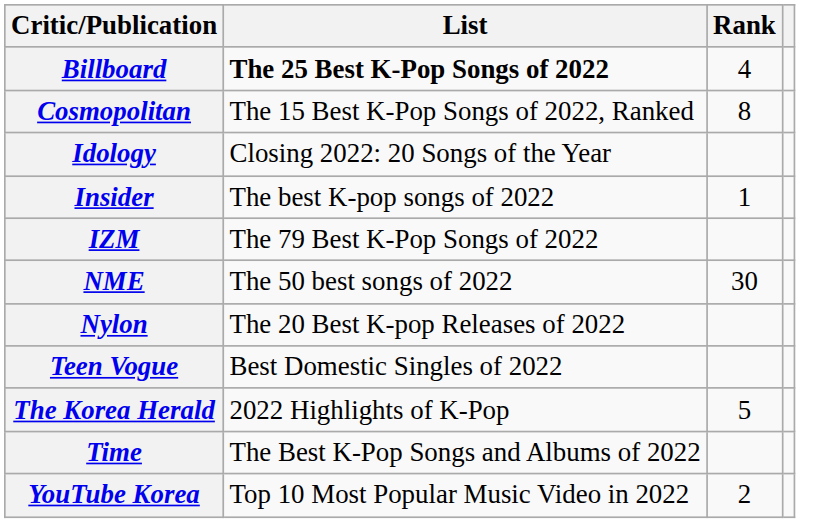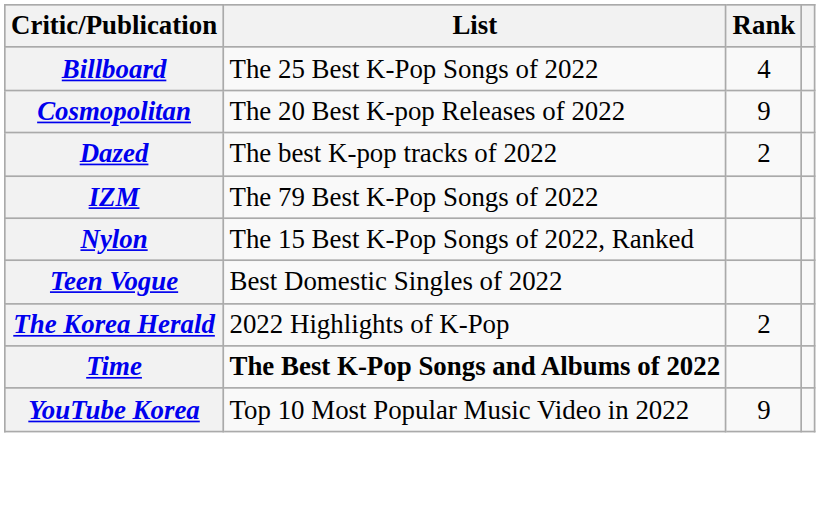(419, 68) bold -> (414, 68) normal
(462, 111) The 15 Best K-Pop Songs of 2022, Ranked -> (427, 111) The 20 Best K-pop Releases of 2022
(744, 111) 8 -> (764, 111) 9
+ row: (114, 153)
- row: (114, 153)
- row: (114, 196)
- row: (114, 281)
(427, 324) The 20 Best K-pop Releases of 2022 -> (462, 238) The 15 Best K-Pop Songs of 2022, Ranked
(744, 409) 5 -> (764, 324) 2
(465, 452) normal -> (475, 366) bold
(744, 494) 2 -> (764, 409) 9
